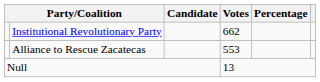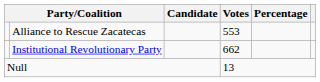rows swapped: (79, 49) <-> (87, 31)
